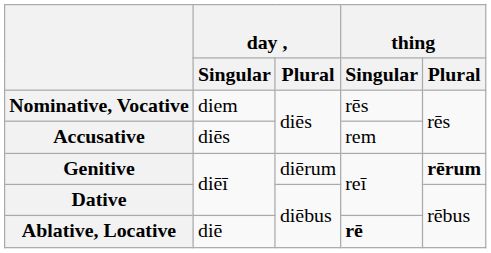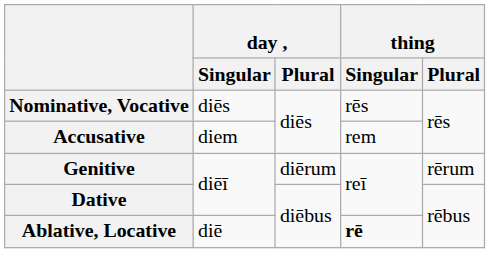(218, 105) diem -> (214, 105) diēs
(214, 136) diēs -> (218, 136) diem
(454, 168) bold -> (451, 168) normal
